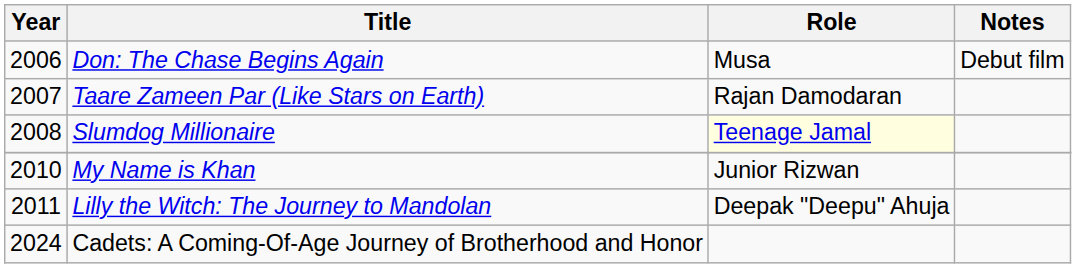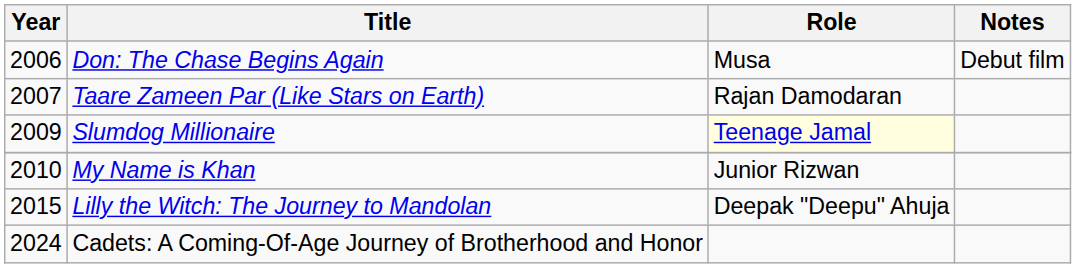(36, 133) 2008 -> (36, 133) 2009
(36, 206) 2011 -> (36, 206) 2015
